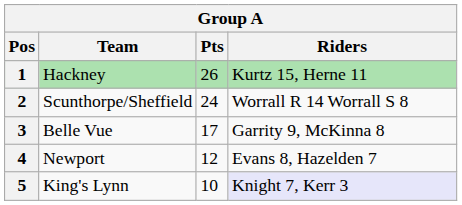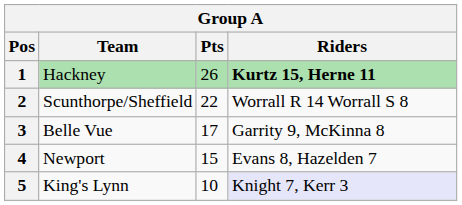(300, 74) normal -> (304, 74) bold
(209, 102) 24 -> (209, 102) 22
(209, 158) 12 -> (209, 158) 15
